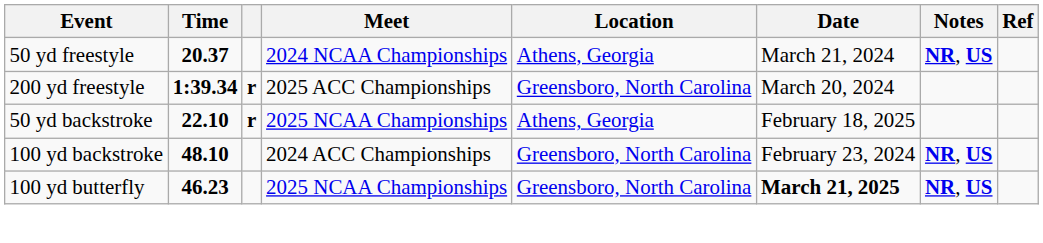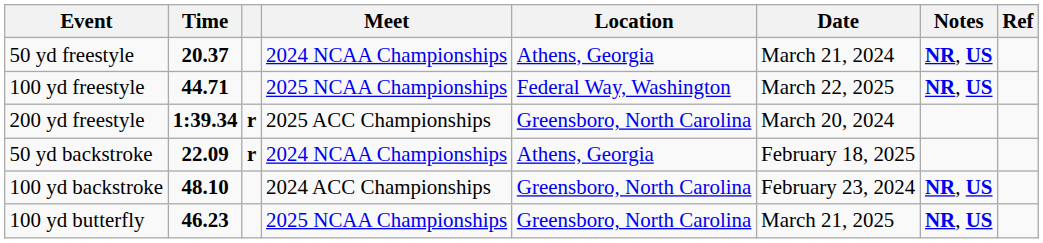+ row: (77, 87)
(205, 120) 22.10 -> (205, 154) 22.09
(387, 120) 2025 NCAA Championships -> (387, 154) 2024 NCAA Championships
(830, 187) bold -> (828, 220) normal
